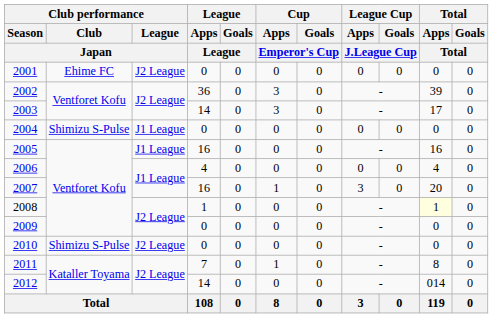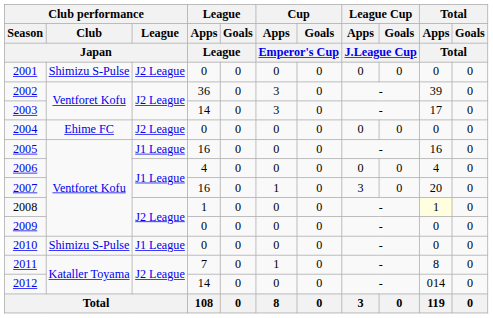(89, 71) Ehime FC -> (89, 71) Shimizu S-Pulse
(89, 129) Shimizu S-Pulse -> (89, 129) Ehime FC
(160, 129) J1 League -> (160, 129) J2 League
(160, 245) J2 League -> (160, 245) J1 League
